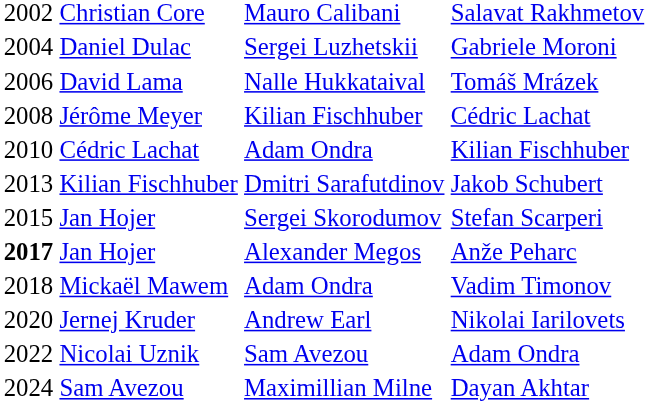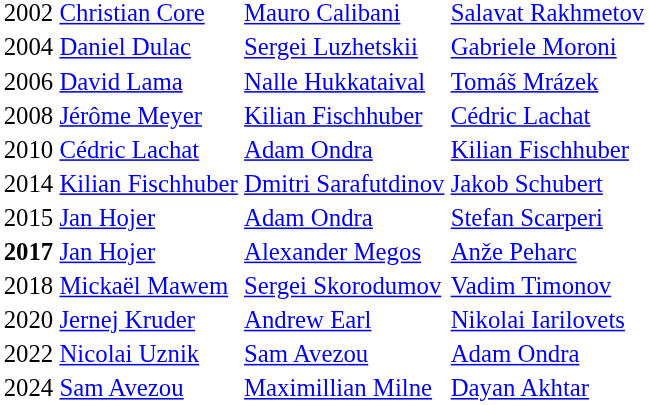(28, 183) 2013 -> (28, 183) 2014
(343, 217) Sergei Skorodumov -> (308, 217) Adam Ondra
(308, 286) Adam Ondra -> (343, 286) Sergei Skorodumov
